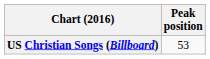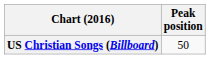(183, 44) 53 -> (183, 44) 50
